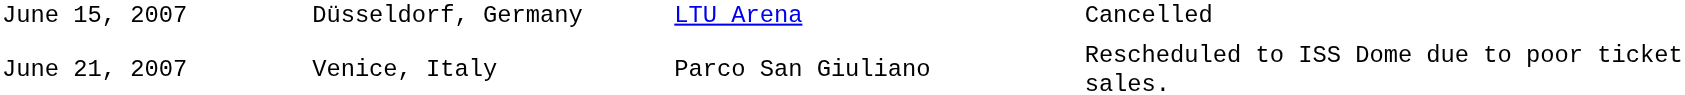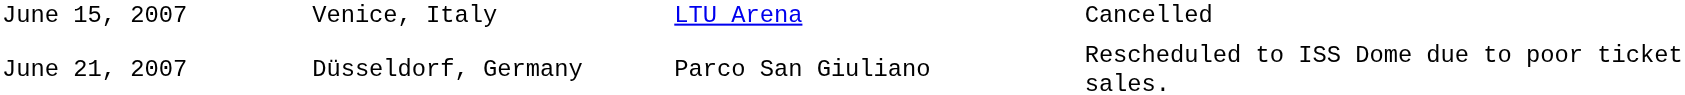(447, 16) Düsseldorf, Germany -> (405, 16) Venice, Italy
(405, 70) Venice, Italy -> (447, 70) Düsseldorf, Germany
